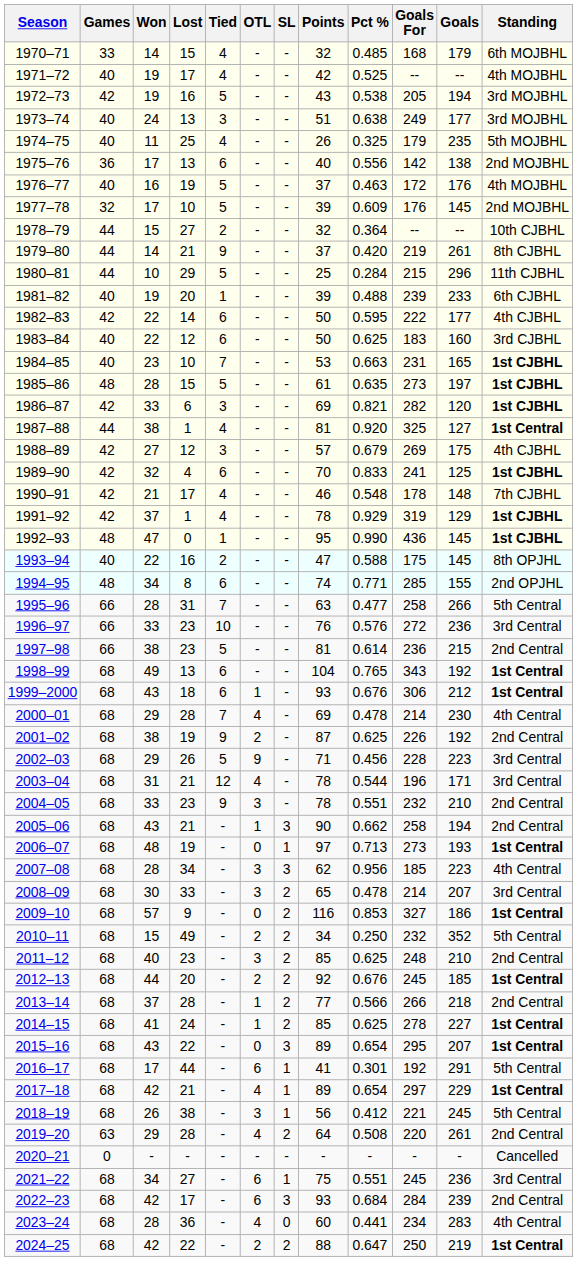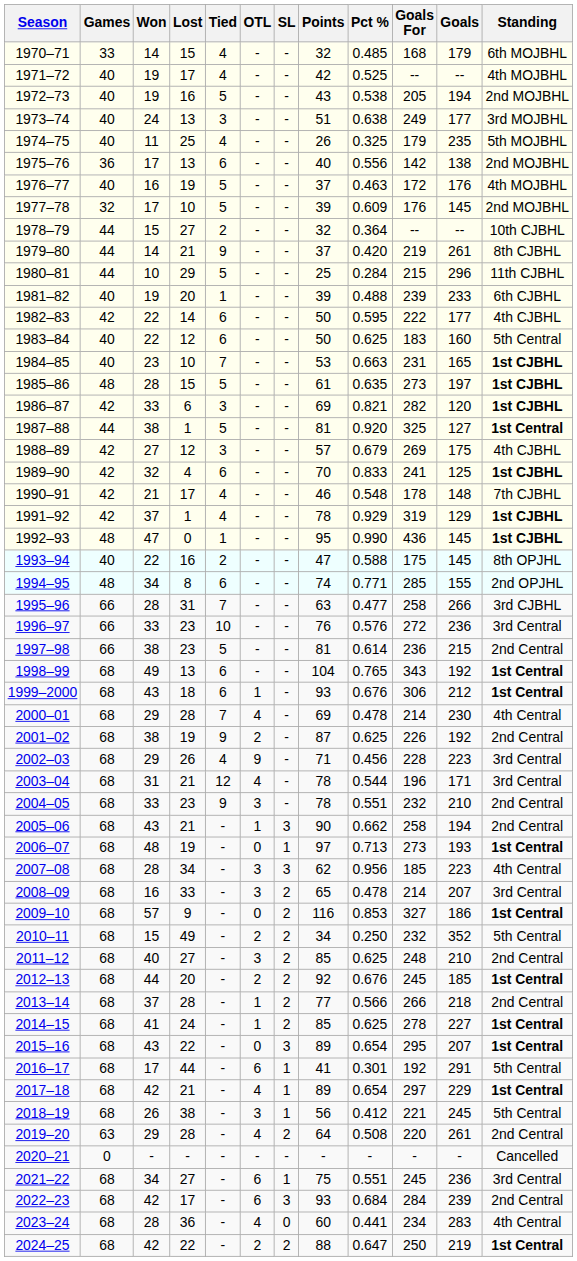(107, 97) 42 -> (107, 97) 40
(527, 97) 3rd MOJBHL -> (527, 97) 2nd MOJBHL
(527, 340) 3rd CJBHL -> (527, 340) 5th Central
(223, 428) 4 -> (223, 428) 5
(527, 605) 5th Central -> (527, 605) 3rd CJBHL
(223, 759) 5 -> (223, 759) 4
(152, 892) 30 -> (152, 892) 16
(188, 958) 23 -> (188, 958) 27
